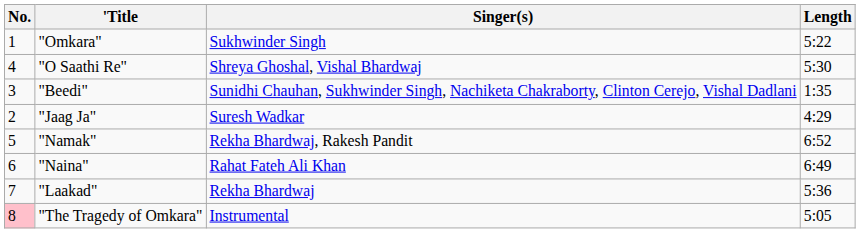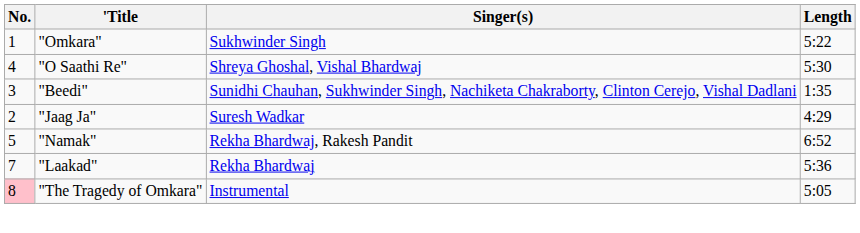- row: (64, 166)
